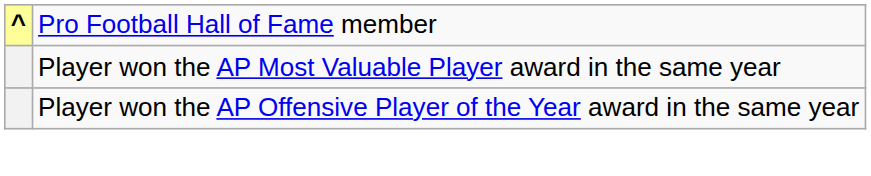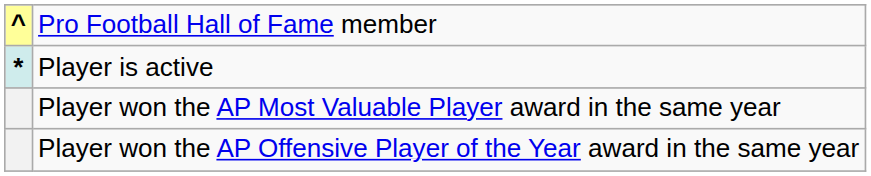+ row: (126, 66)
